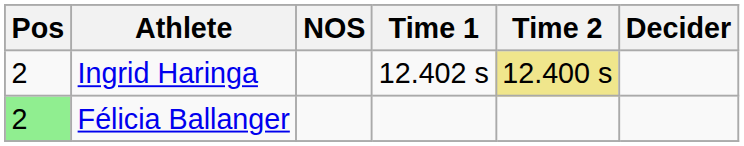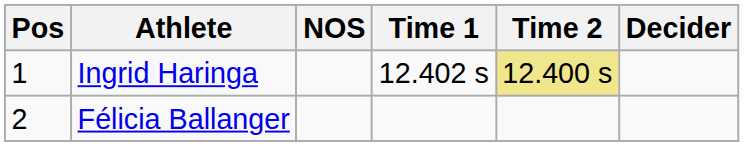(20, 73) 2 -> (20, 73) 1
(20, 119) lightgreen background -> (20, 119) no background
